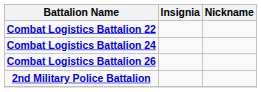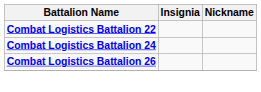- row: (81, 78)
